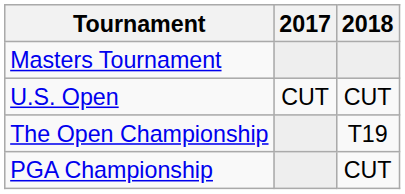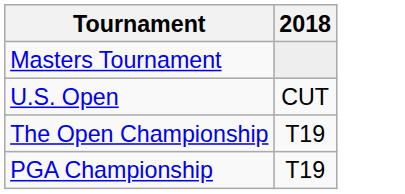- column: (305, 23)
(368, 171) CUT -> (305, 171) T19
